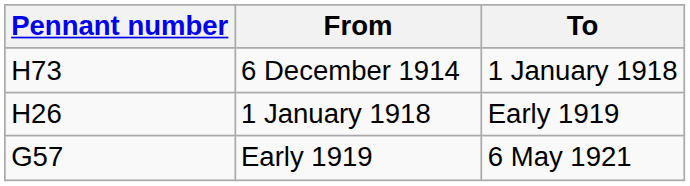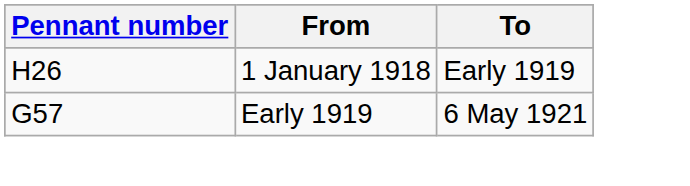- row: (358, 69)
